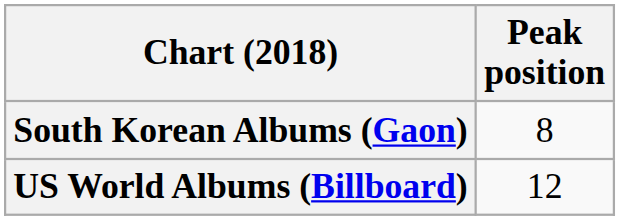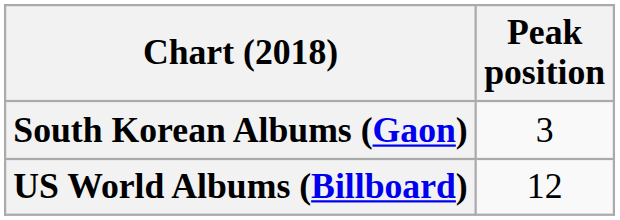(545, 129) 8 -> (545, 129) 3
